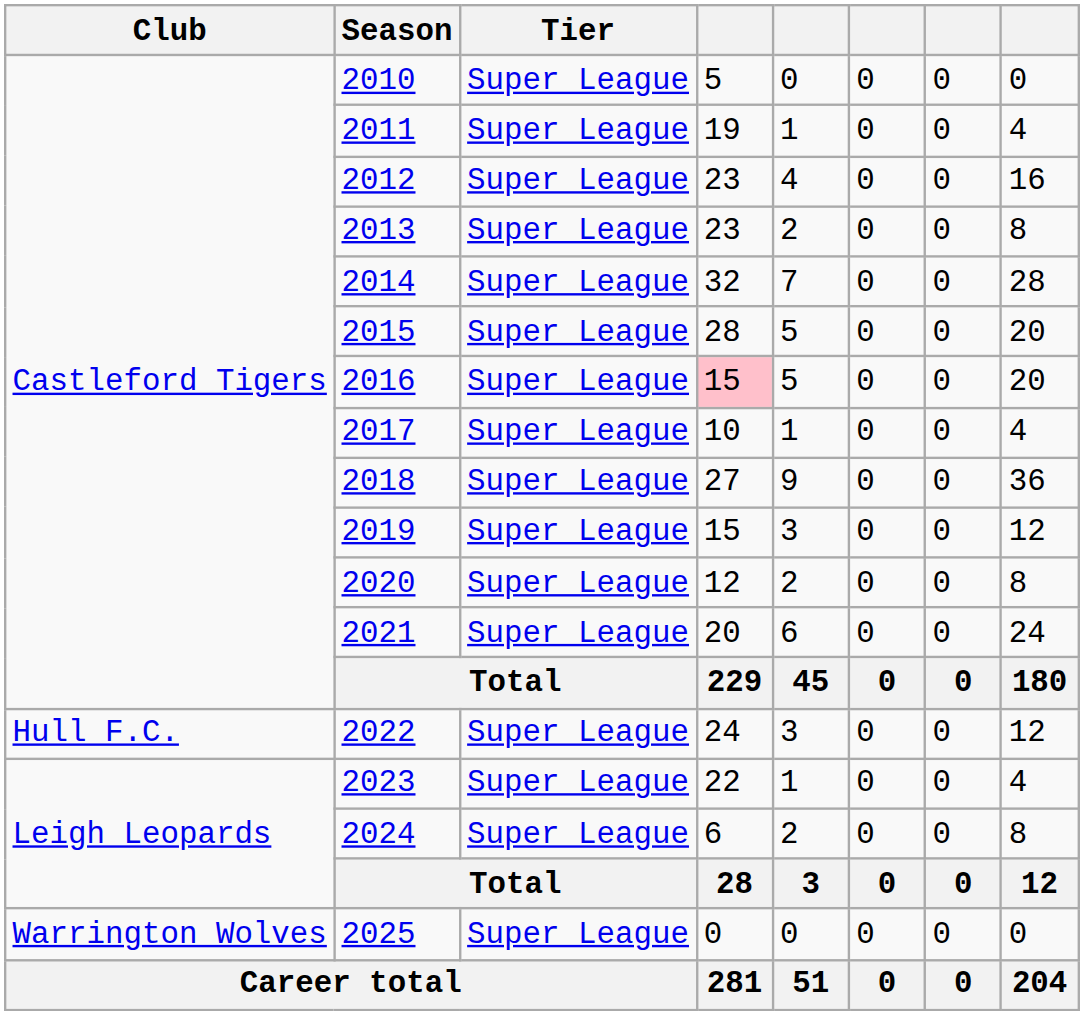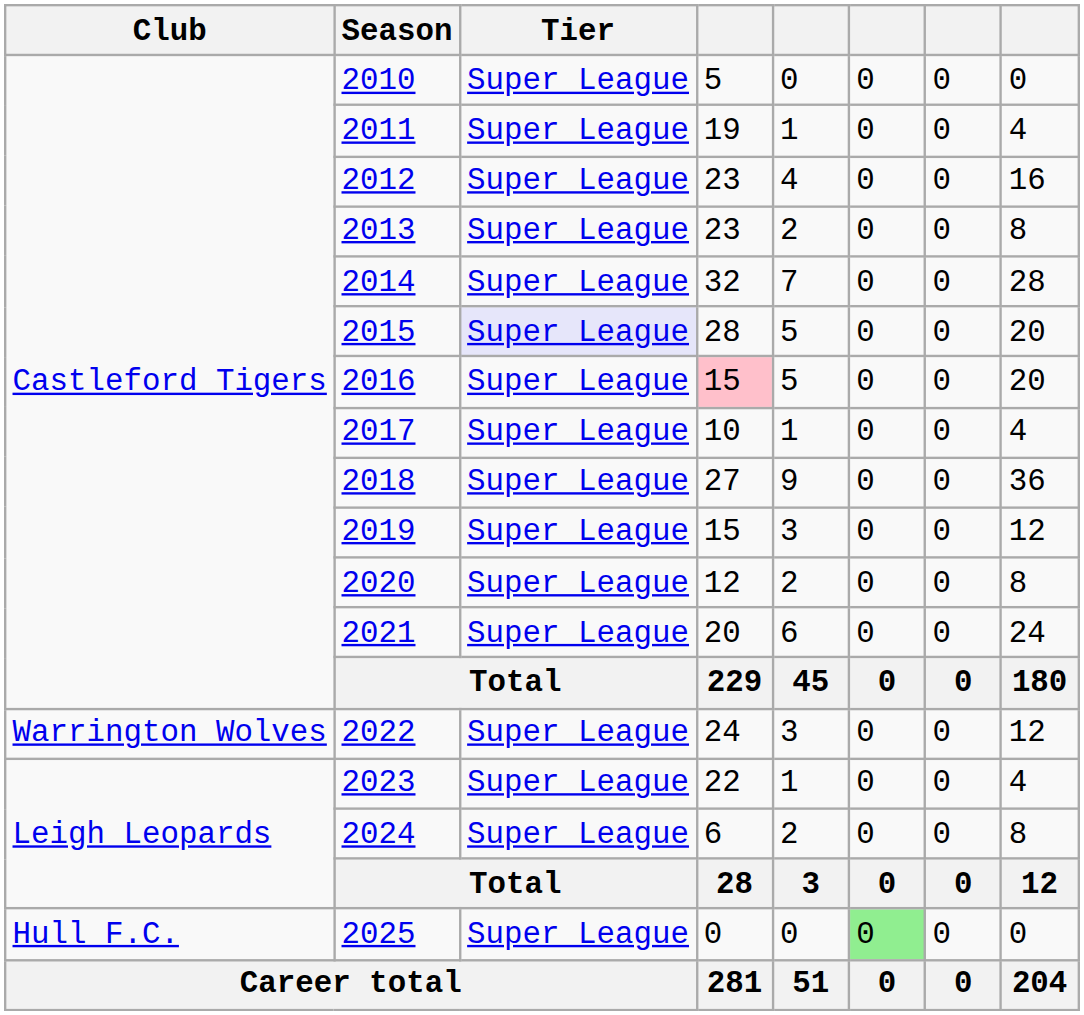(578, 332) no background -> (578, 332) lavender background
(96, 733) Hull F.C. -> (170, 733) Warrington Wolves
(170, 934) Warrington Wolves -> (96, 934) Hull F.C.
(865, 934) no background -> (865, 934) lightgreen background
